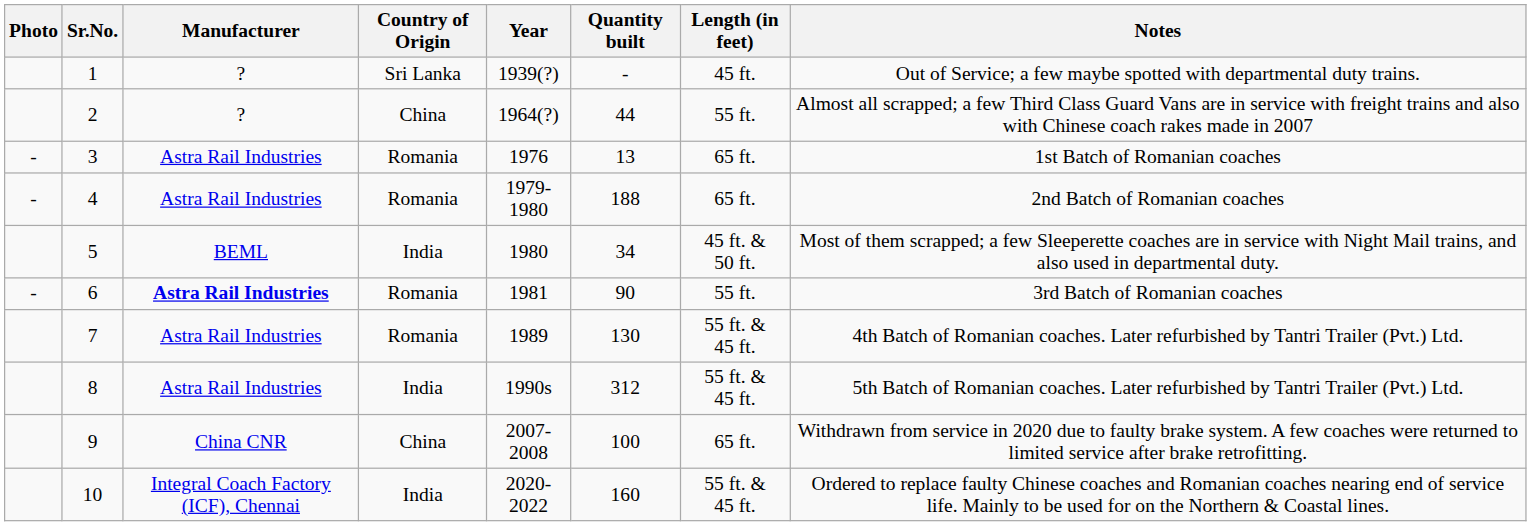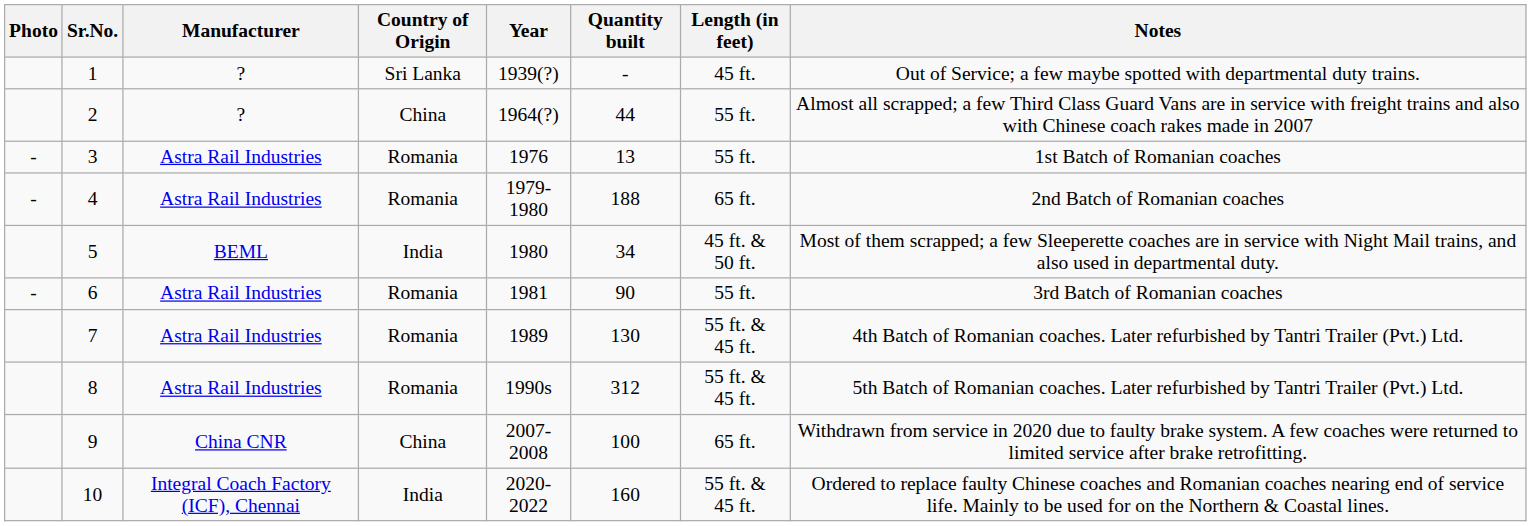(735, 156) 65 ft. -> (735, 156) 55 ft.
(241, 293) bold -> (241, 293) normal
(423, 388) India -> (423, 388) Romania
